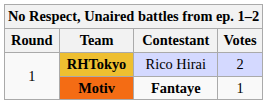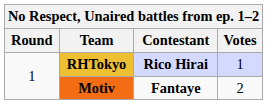(176, 64) normal -> (176, 64) bold
(240, 64) 2 -> (240, 64) 1
(240, 88) 1 -> (240, 88) 2
